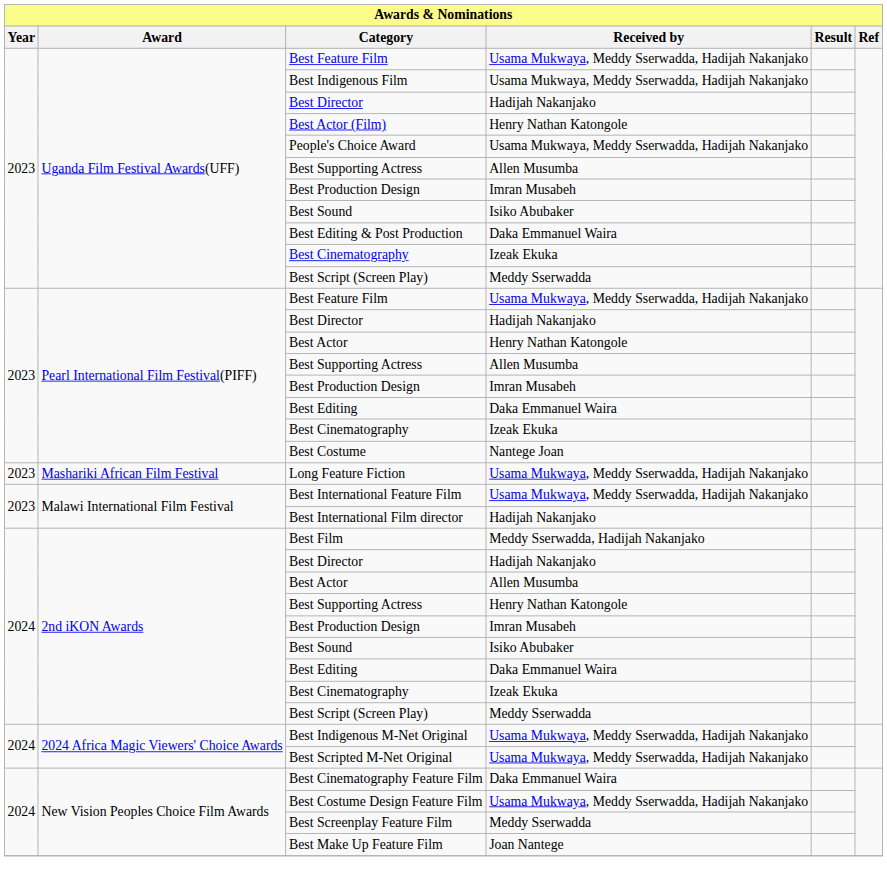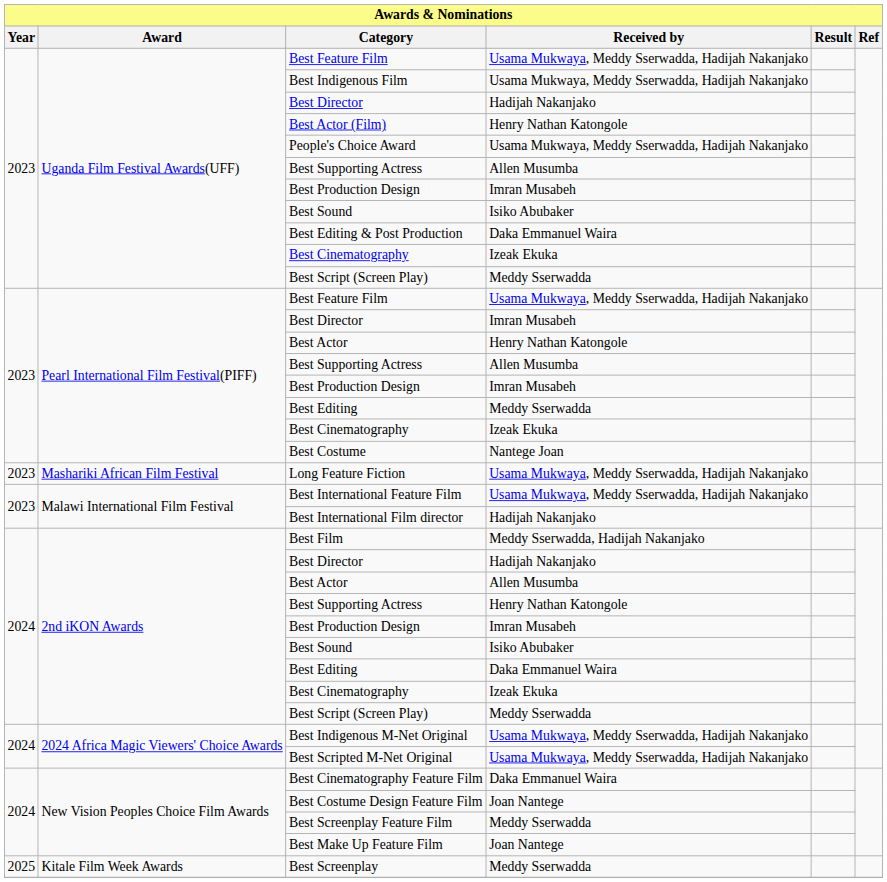(542, 320) Hadijah Nakanjako -> (533, 320) Imran Musabeh
(553, 408) Daka Emmanuel Waira -> (540, 408) Meddy Sserwadda
(649, 801) Usama Mukwaya, Meddy Sserwadda, Hadijah Nakanjako -> (526, 801) Joan Nantege
+ row: (112, 866)
